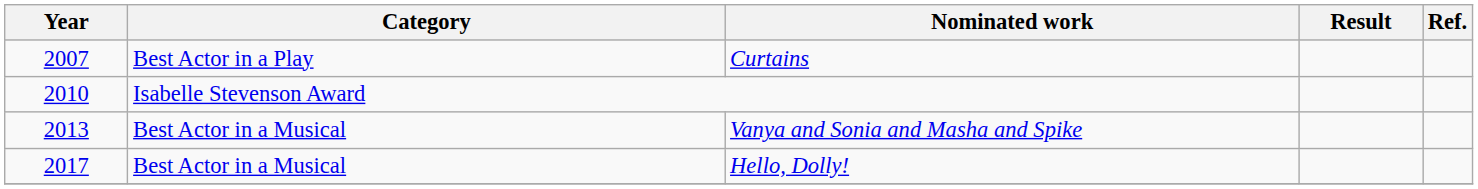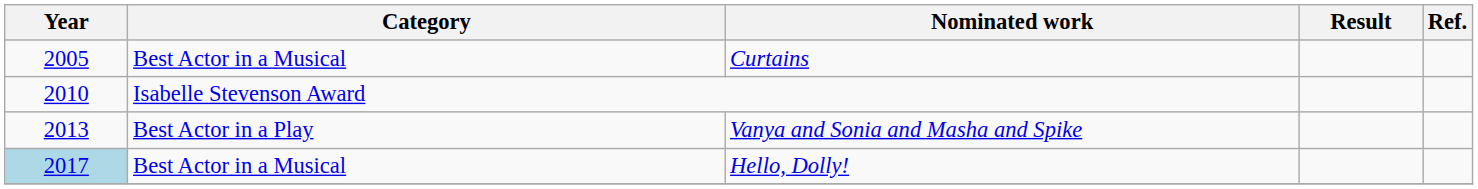(66, 58) 2007 -> (66, 58) 2005
(223, 58) Best Actor in a Play -> (240, 58) Best Actor in a Musical
(240, 129) Best Actor in a Musical -> (223, 129) Best Actor in a Play
(66, 165) no background -> (66, 165) lightblue background
